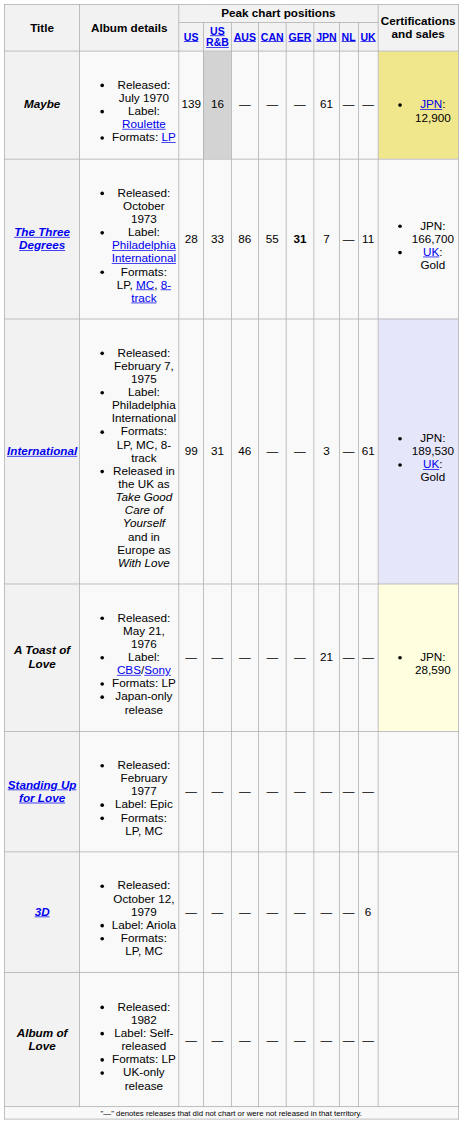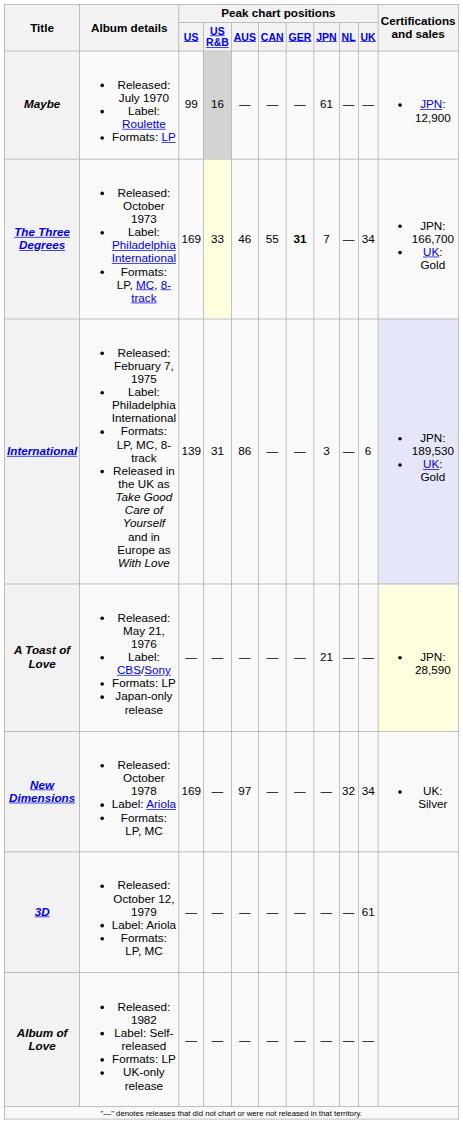(191, 105) 139 -> (191, 105) 99
(418, 112) khaki background -> (418, 112) no background
(191, 238) 28 -> (191, 238) 169
(217, 238) no background -> (217, 238) lightyellow background
(245, 238) 86 -> (245, 238) 46
(368, 238) 11 -> (368, 238) 34
(191, 451) 99 -> (191, 451) 139
(245, 451) 46 -> (245, 451) 86
(368, 451) 61 -> (368, 451) 6
- row: (42, 791)
+ row: (42, 791)
(368, 912) 6 -> (368, 912) 61
